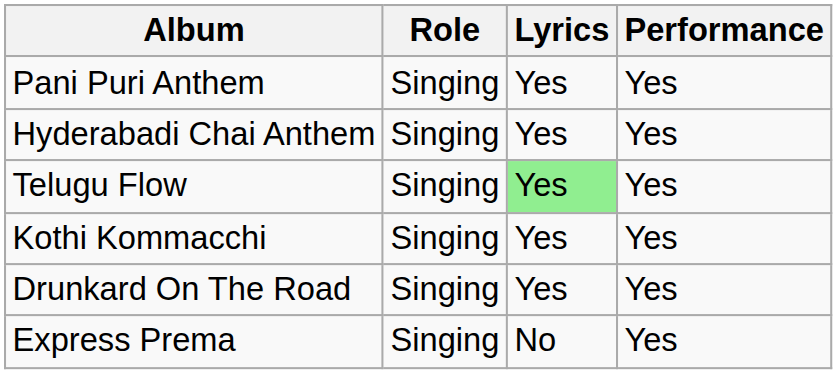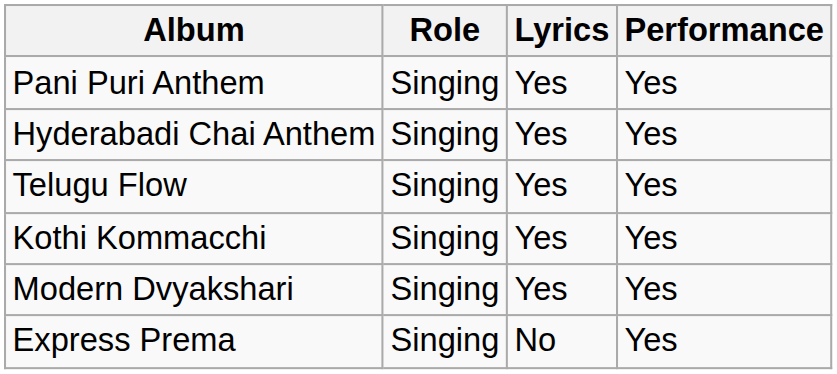(541, 185) lightgreen background -> (541, 185) no background
+ row: (153, 289)
- row: (182, 289)
